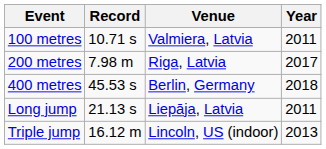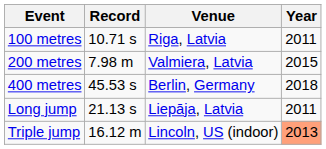(200, 39) Valmiera, Latvia -> (187, 39) Riga, Latvia
(187, 62) Riga, Latvia -> (200, 62) Valmiera, Latvia
(302, 62) 2017 -> (302, 62) 2015
(302, 132) no background -> (302, 132) lightsalmon background
